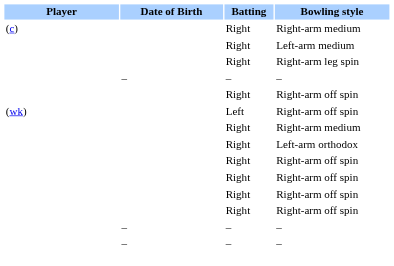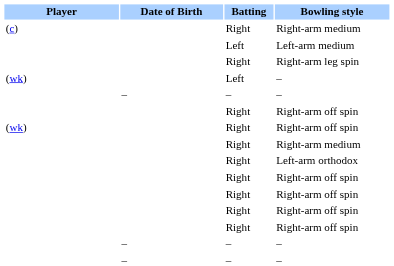(238, 45) Right -> (235, 45) Left
+ row: (16, 78)
(235, 111) Left -> (238, 128) Right
